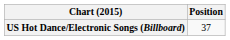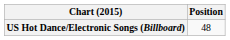(206, 27) 37 -> (206, 27) 48
